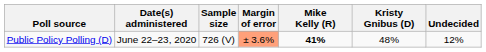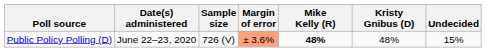(315, 39) 41% -> (315, 39) 48%
(454, 39) 12% -> (454, 39) 15%
